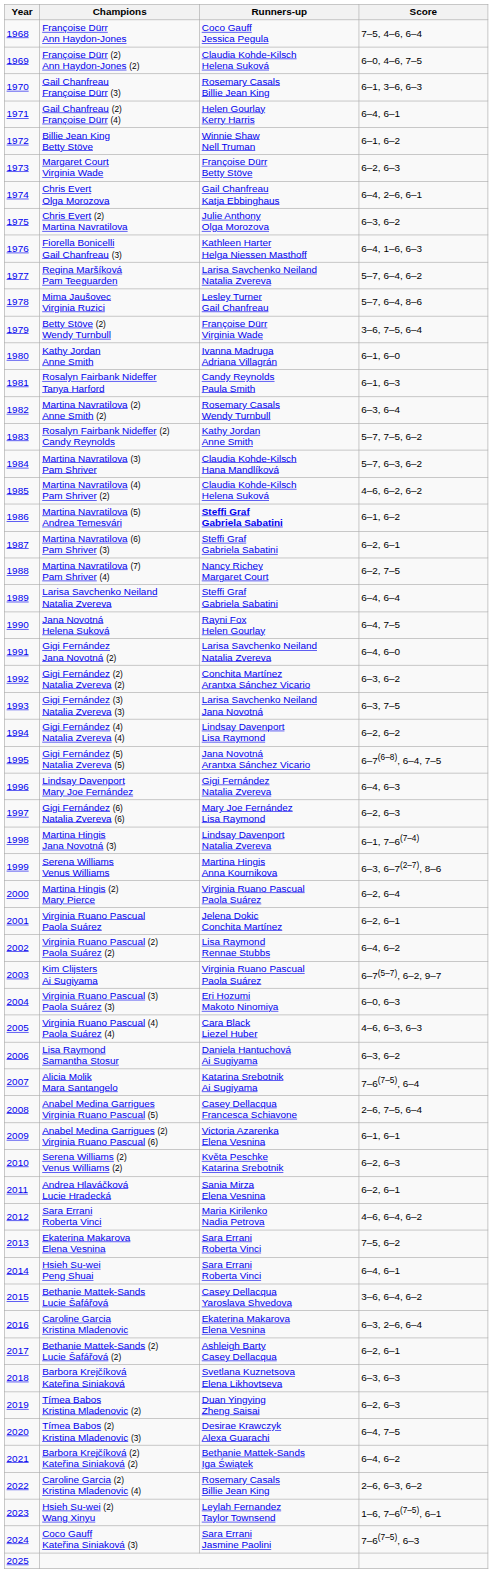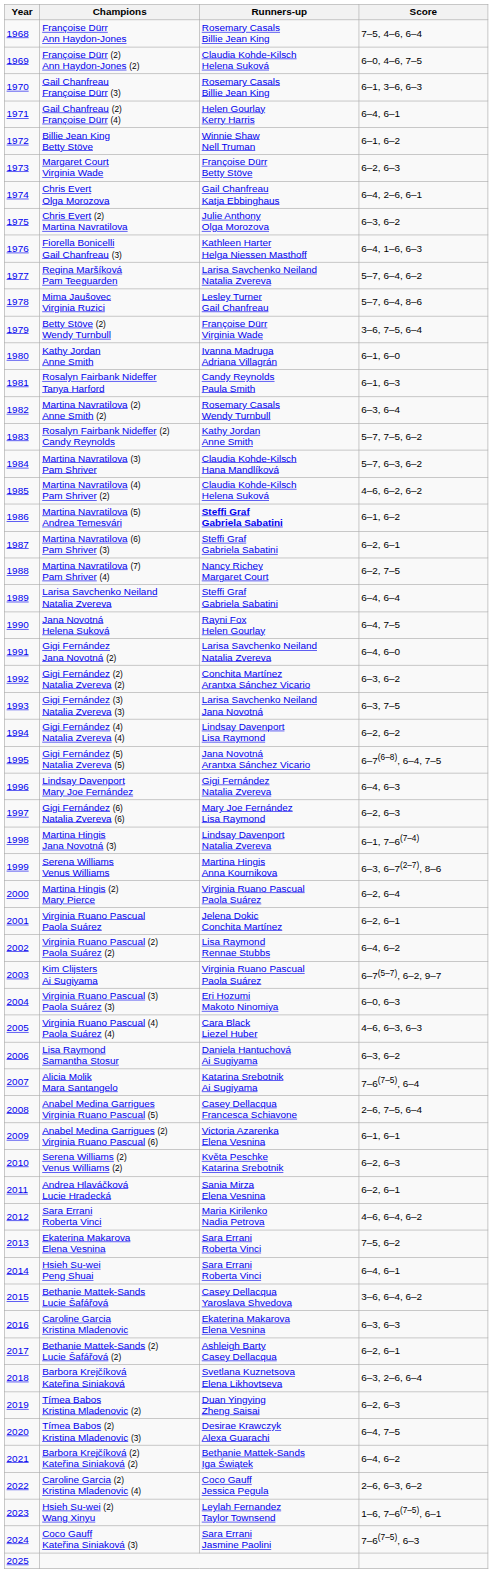(235, 33) Coco Gauff Jessica Pegula -> (241, 33) Rosemary Casals Billie Jean King
(392, 1324) 6–3, 2–6, 6–4 -> (381, 1324) 6–3, 6–3
(381, 1378) 6–3, 6–3 -> (392, 1378) 6–3, 2–6, 6–4
(241, 1485) Rosemary Casals Billie Jean King -> (235, 1485) Coco Gauff Jessica Pegula
